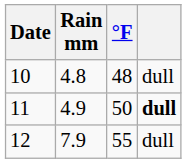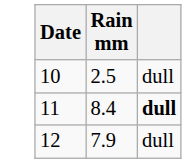- column: (122, 32)
(73, 76) 4.8 -> (103, 76) 2.5
(73, 108) 4.9 -> (103, 108) 8.4
